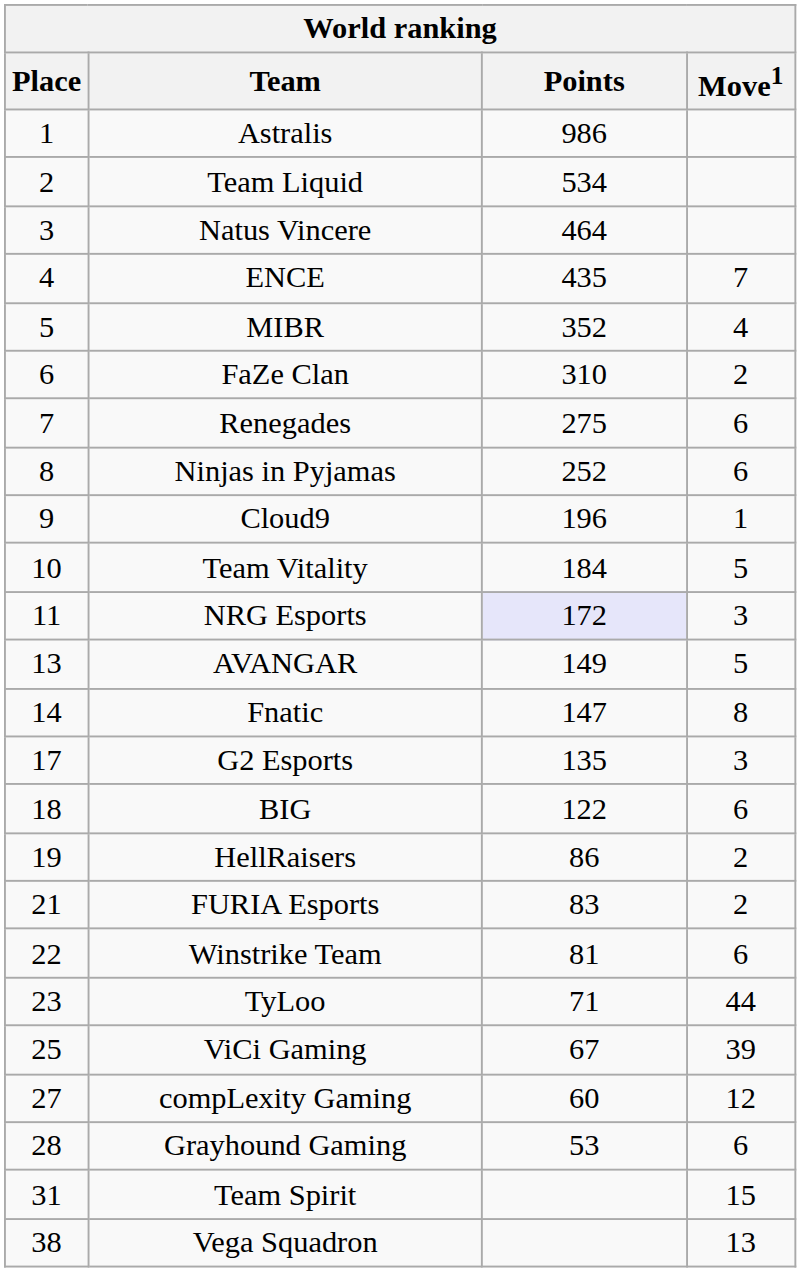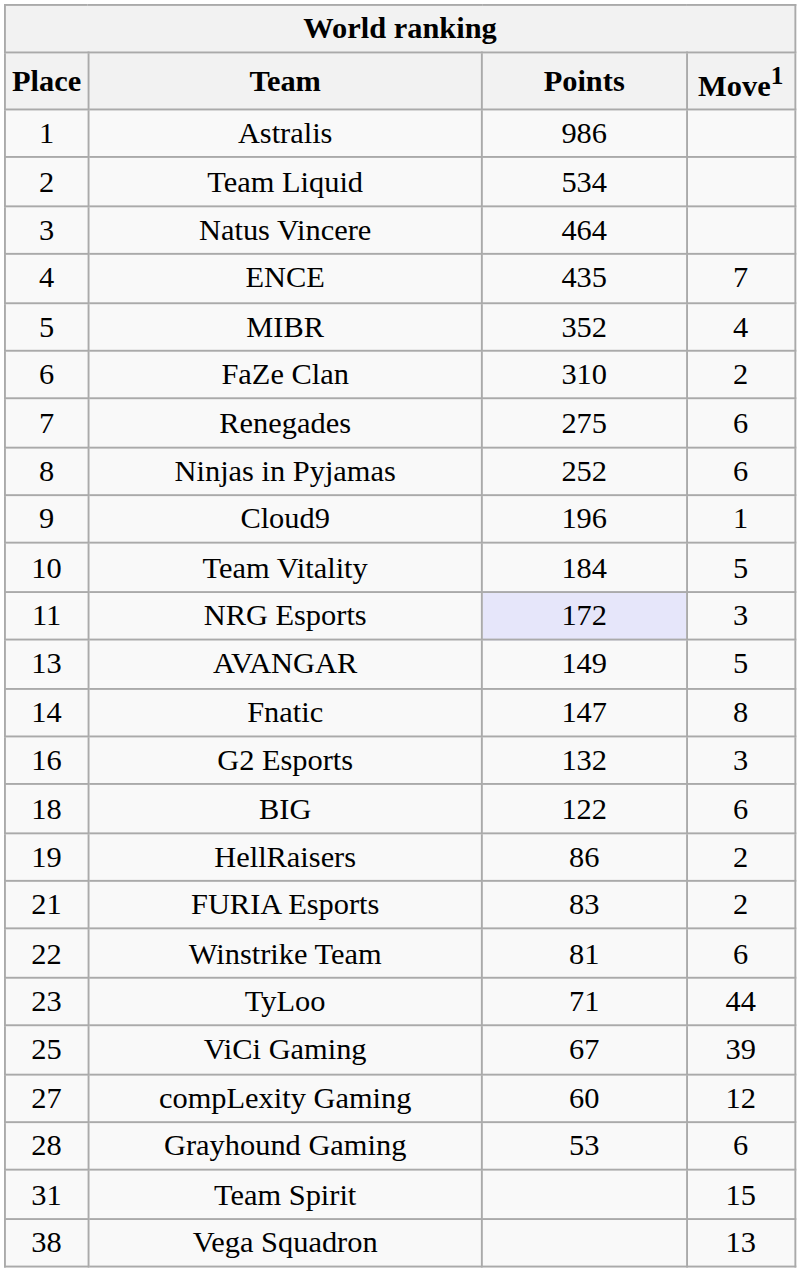(47, 760) 17 -> (47, 760) 16
(584, 760) 135 -> (584, 760) 132
